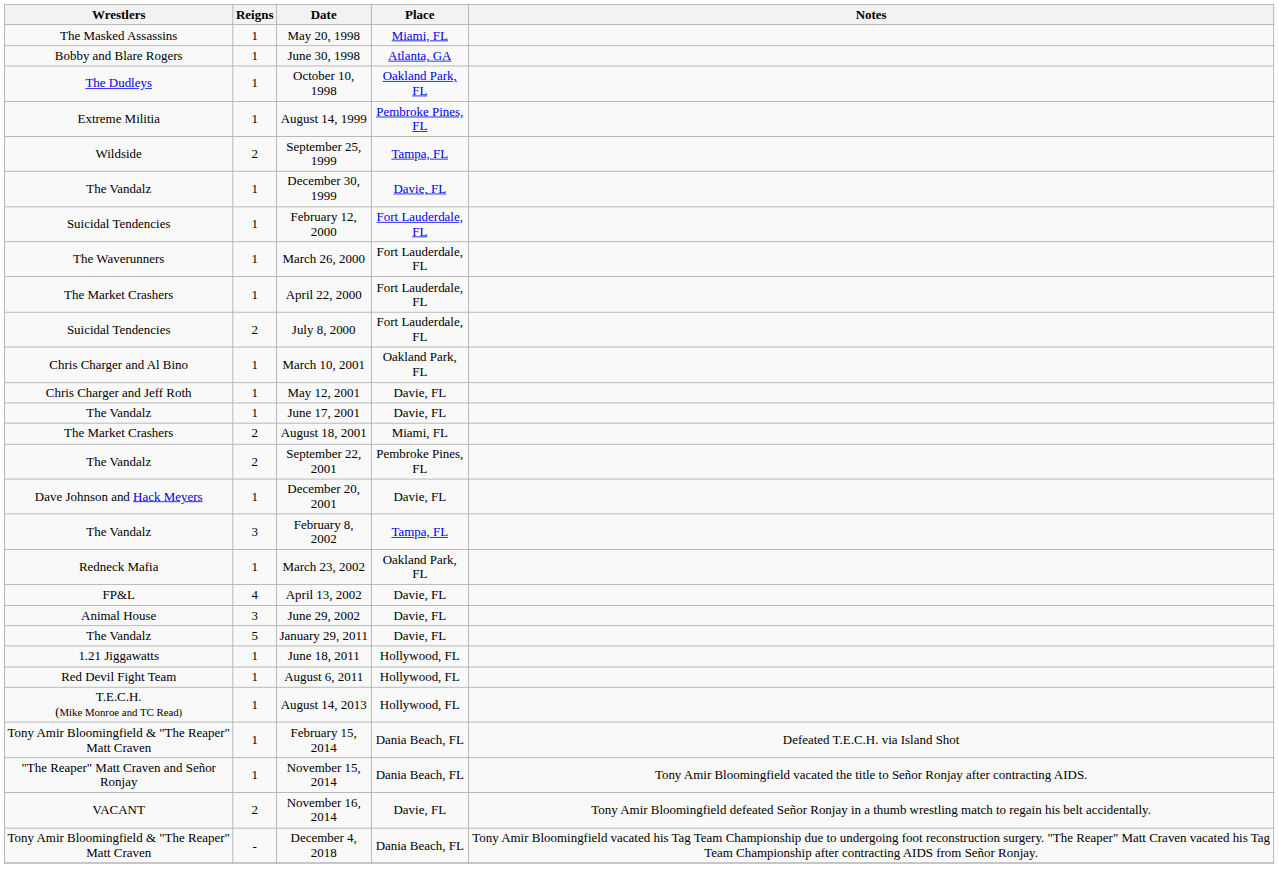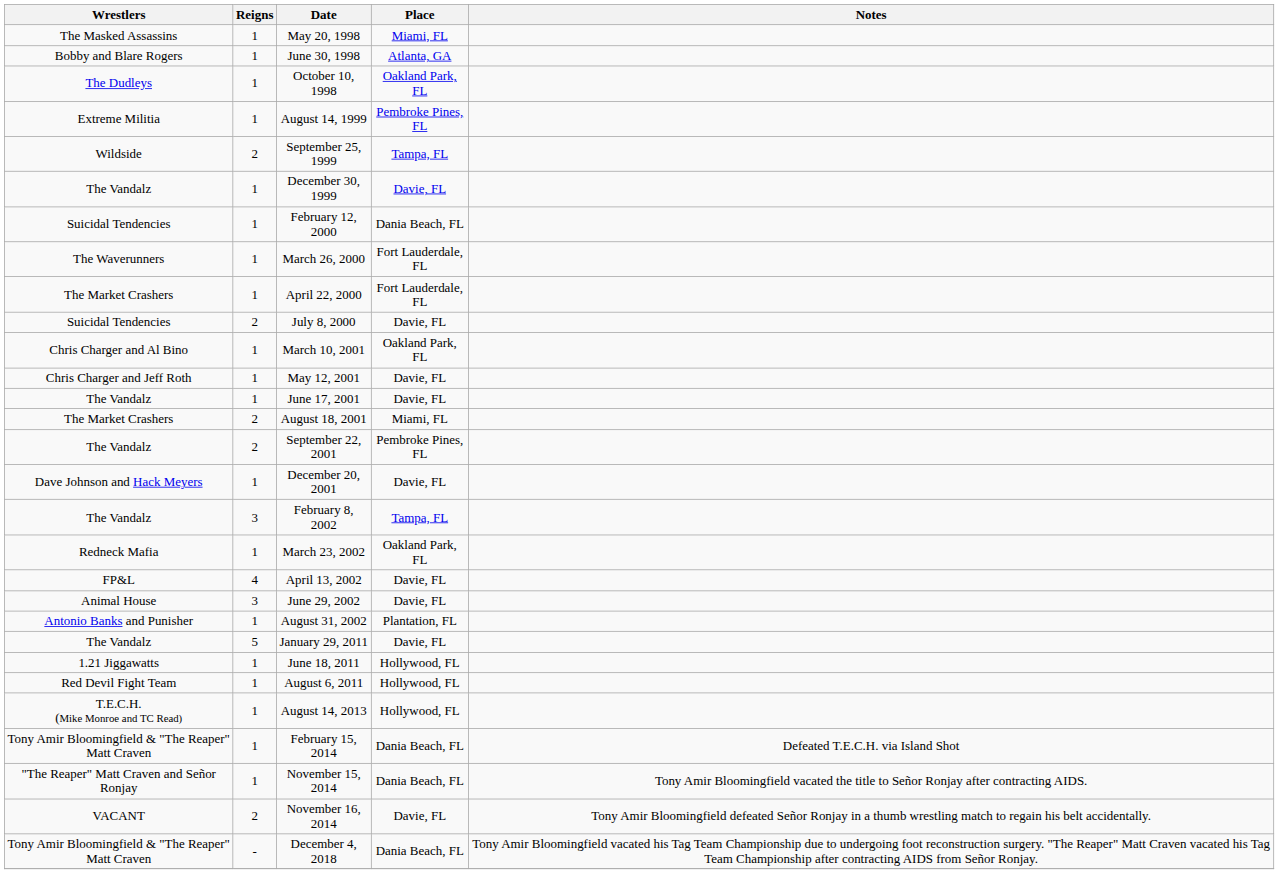(420, 224) Fort Lauderdale, FL -> (420, 224) Dania Beach, FL
(420, 329) Fort Lauderdale, FL -> (420, 322) Davie, FL
+ row: (324, 621)
